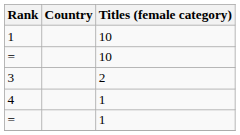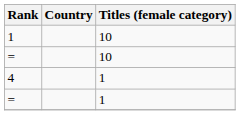- row: (11, 78)
